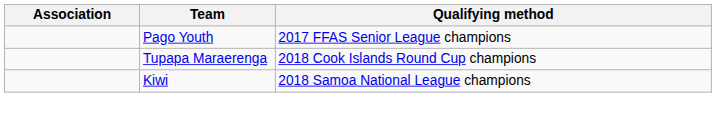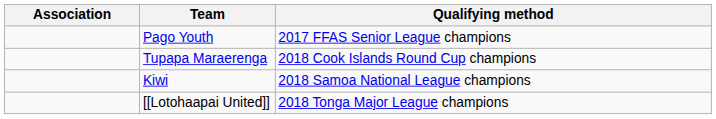+ row: (206, 102)
